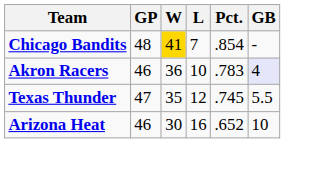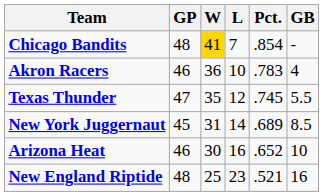(256, 71) lavender background -> (295, 71) no background
+ row: (87, 124)
+ row: (85, 177)
